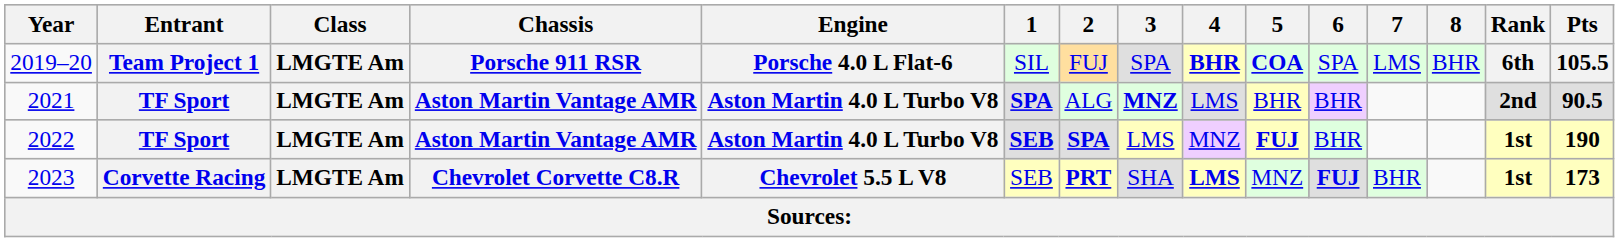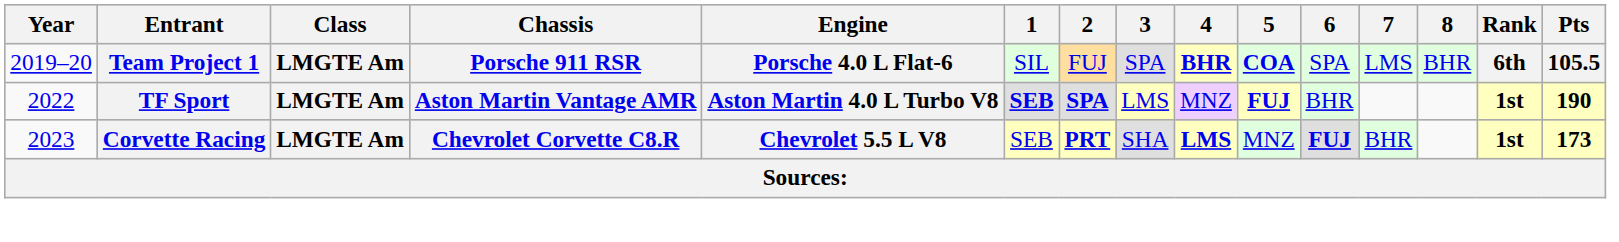- row: (51, 101)
